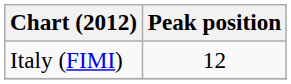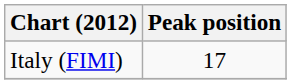(214, 59) 12 -> (214, 59) 17
